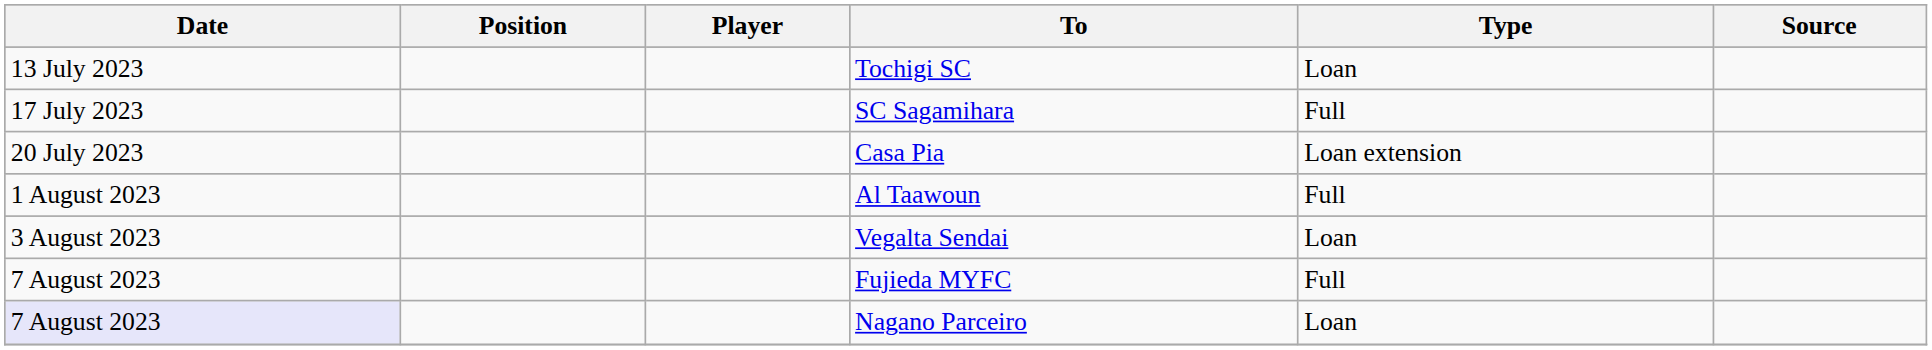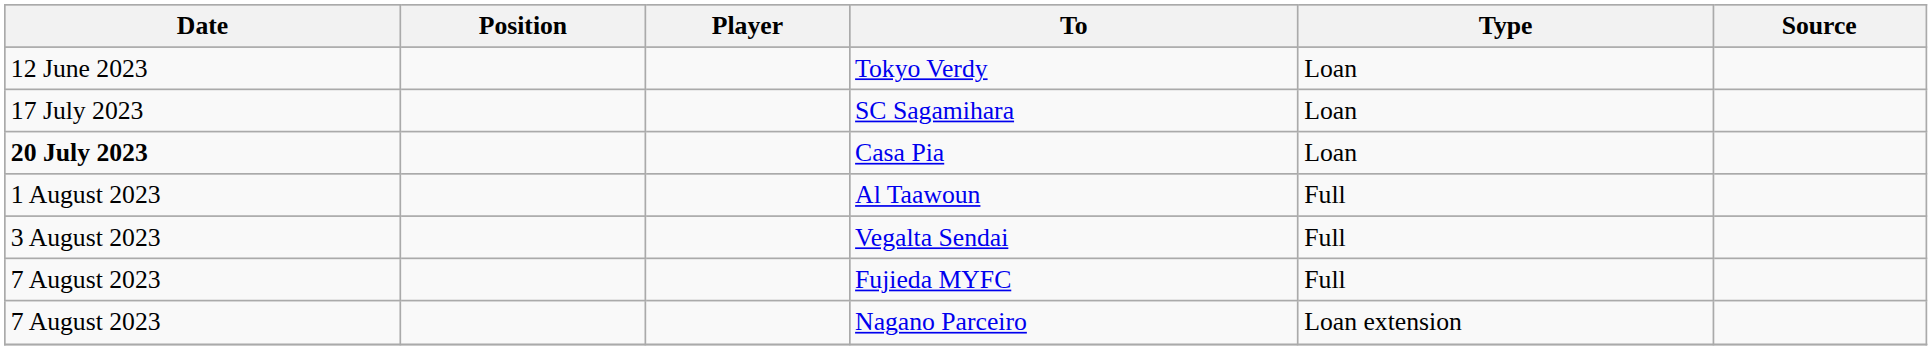+ row: (921, 68)
- row: (913, 68)
(1325, 110) Full -> (1331, 110) Loan
(77, 152) normal -> (79, 152) bold
(1383, 152) Loan extension -> (1331, 152) Loan
(1331, 237) Loan -> (1325, 237) Full
(86, 322) lavender background -> (86, 322) no background
(1331, 322) Loan -> (1383, 322) Loan extension
